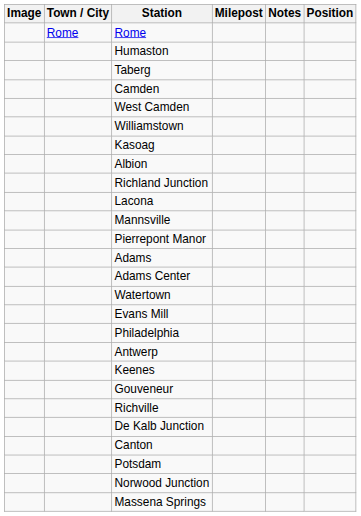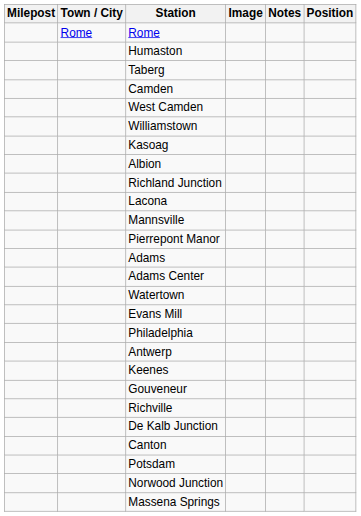columns swapped: (239, 13) <-> (24, 13)
